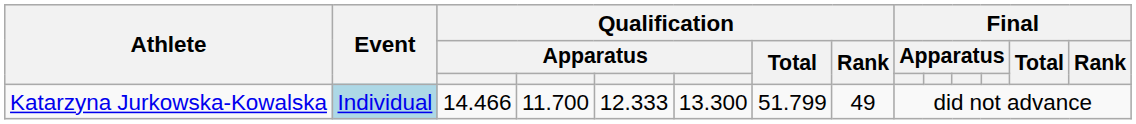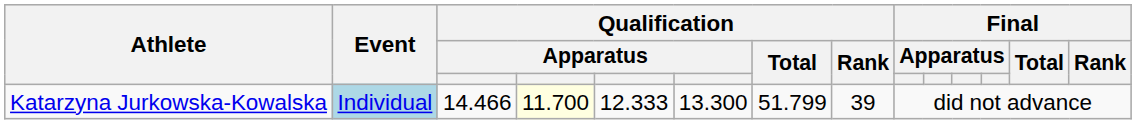(556, 102) no background -> (556, 102) lightyellow background
(863, 102) 49 -> (863, 102) 39
